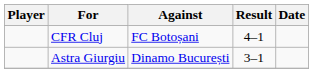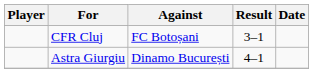(254, 36) 4–1 -> (254, 36) 3–1
(254, 57) 3–1 -> (254, 57) 4–1
